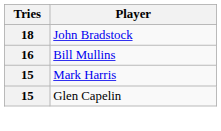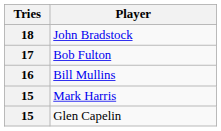+ row: (82, 55)
